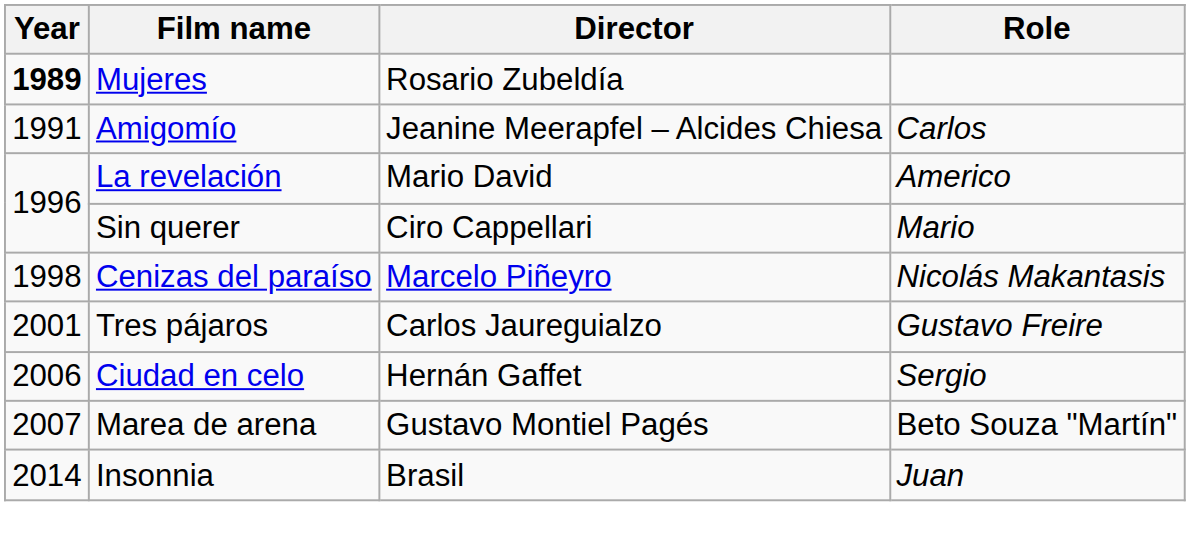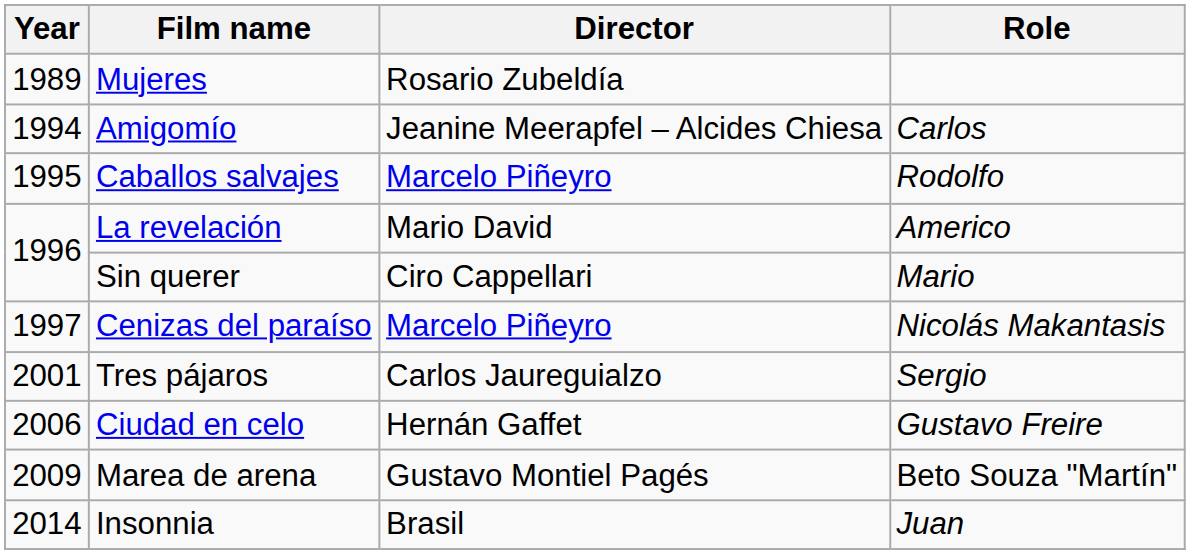(47, 78) bold -> (47, 78) normal
(47, 128) 1991 -> (47, 128) 1994
+ row: (217, 177)
(47, 276) 1998 -> (47, 326) 1997
(1000, 326) Gustavo Freire -> (942, 375) Sergio
(942, 375) Sergio -> (1000, 425) Gustavo Freire
(47, 425) 2007 -> (47, 474) 2009
